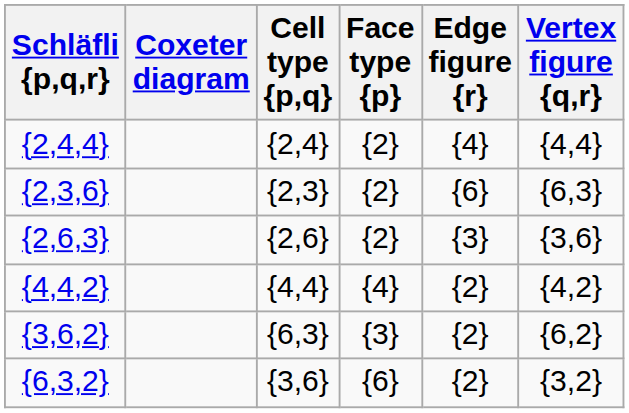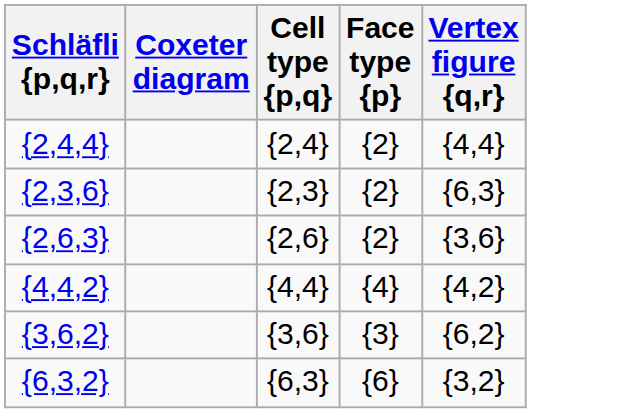- column: (470, 62)
(298, 334) {6,3} -> (298, 334) {3,6}
(298, 382) {3,6} -> (298, 382) {6,3}
